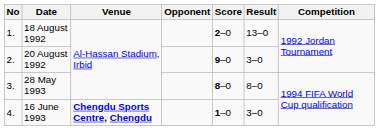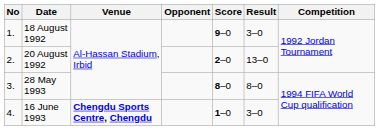(223, 33) 2–0 -> (223, 33) 9–0
(257, 33) 13–0 -> (255, 33) 3–0
(223, 59) 9–0 -> (223, 59) 2–0
(255, 59) 3–0 -> (257, 59) 13–0
